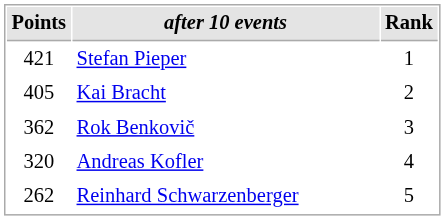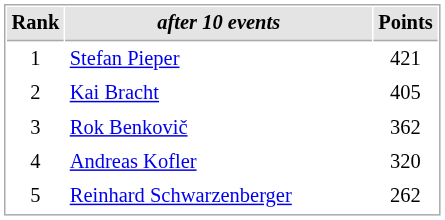columns swapped: (409, 23) <-> (39, 23)
